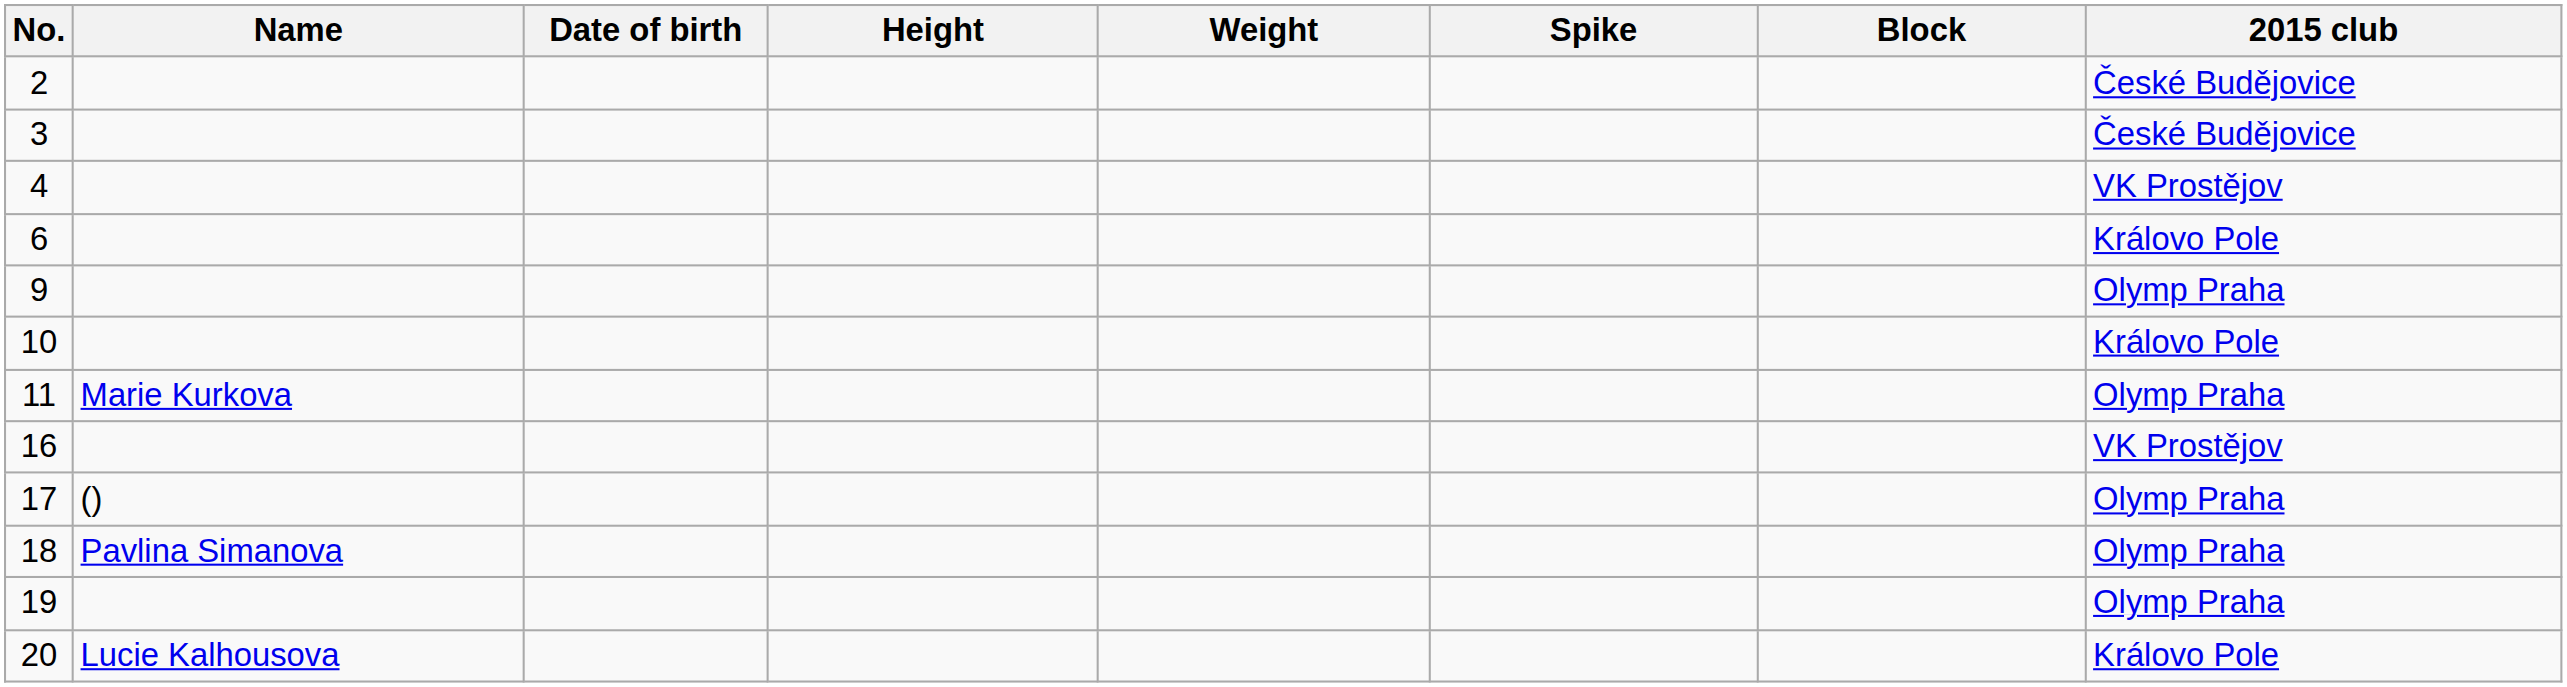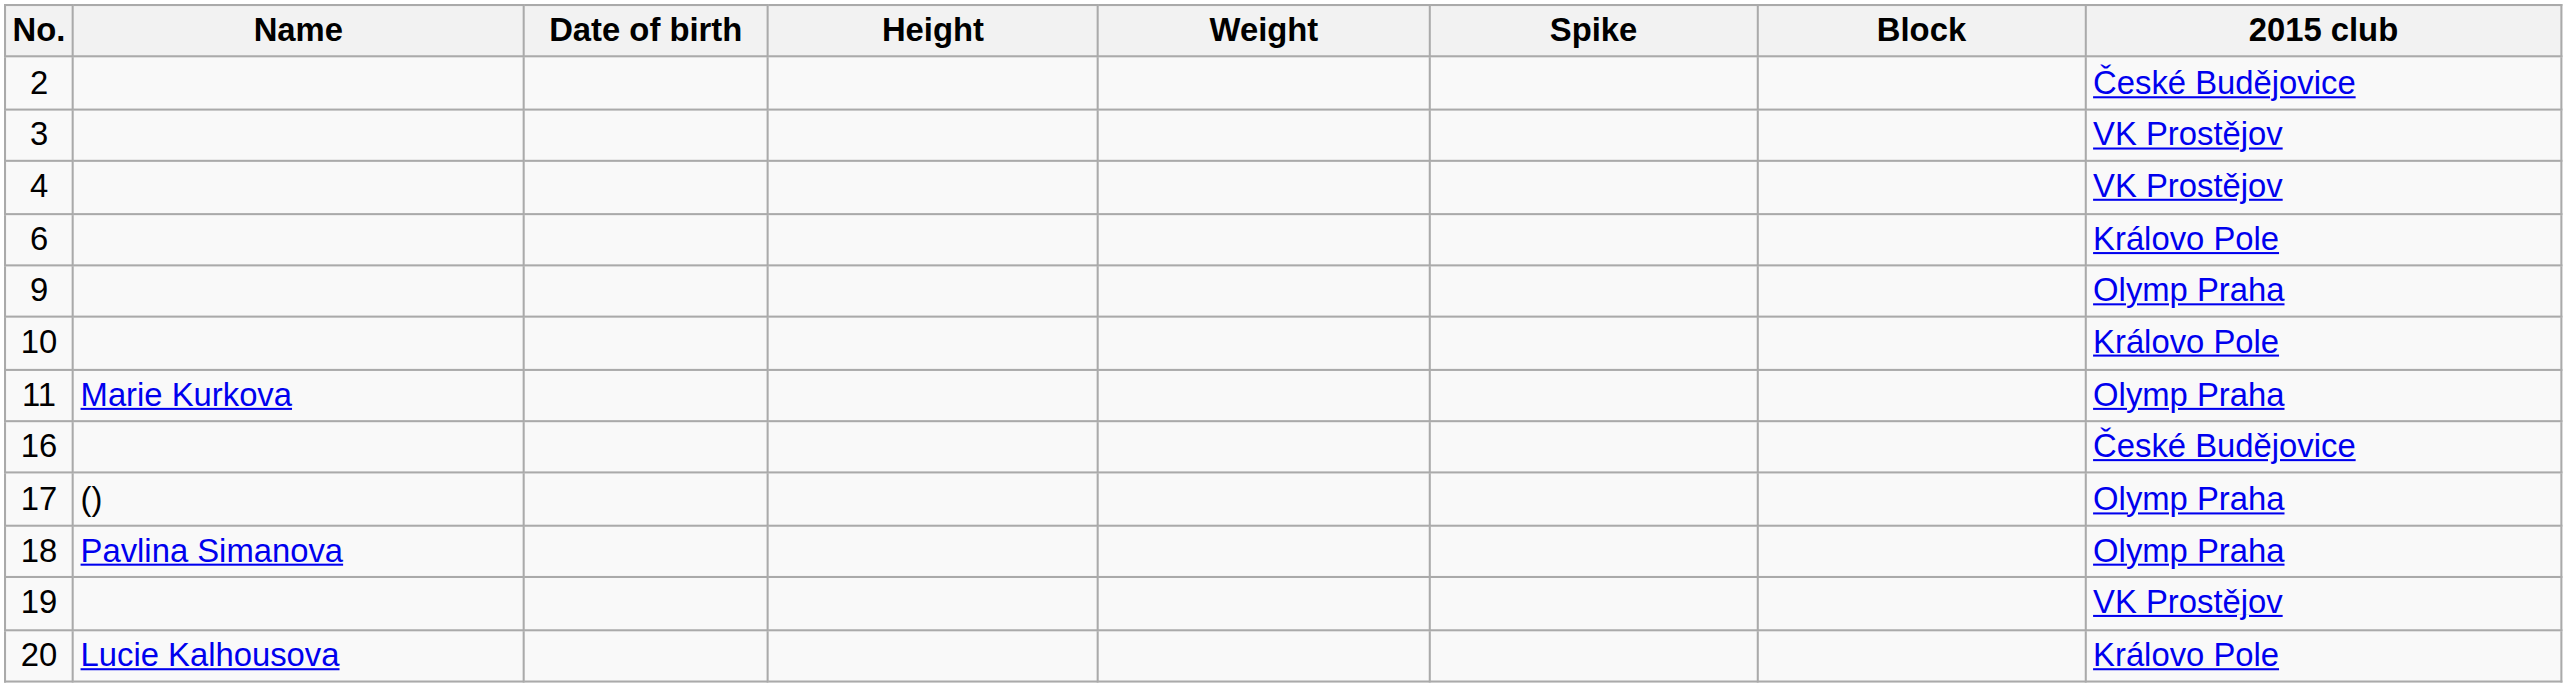(2224, 134) České Budějovice -> (2188, 134) VK Prostějov
(2188, 446) VK Prostějov -> (2224, 446) České Budějovice
(2189, 602) Olymp Praha -> (2188, 602) VK Prostějov
